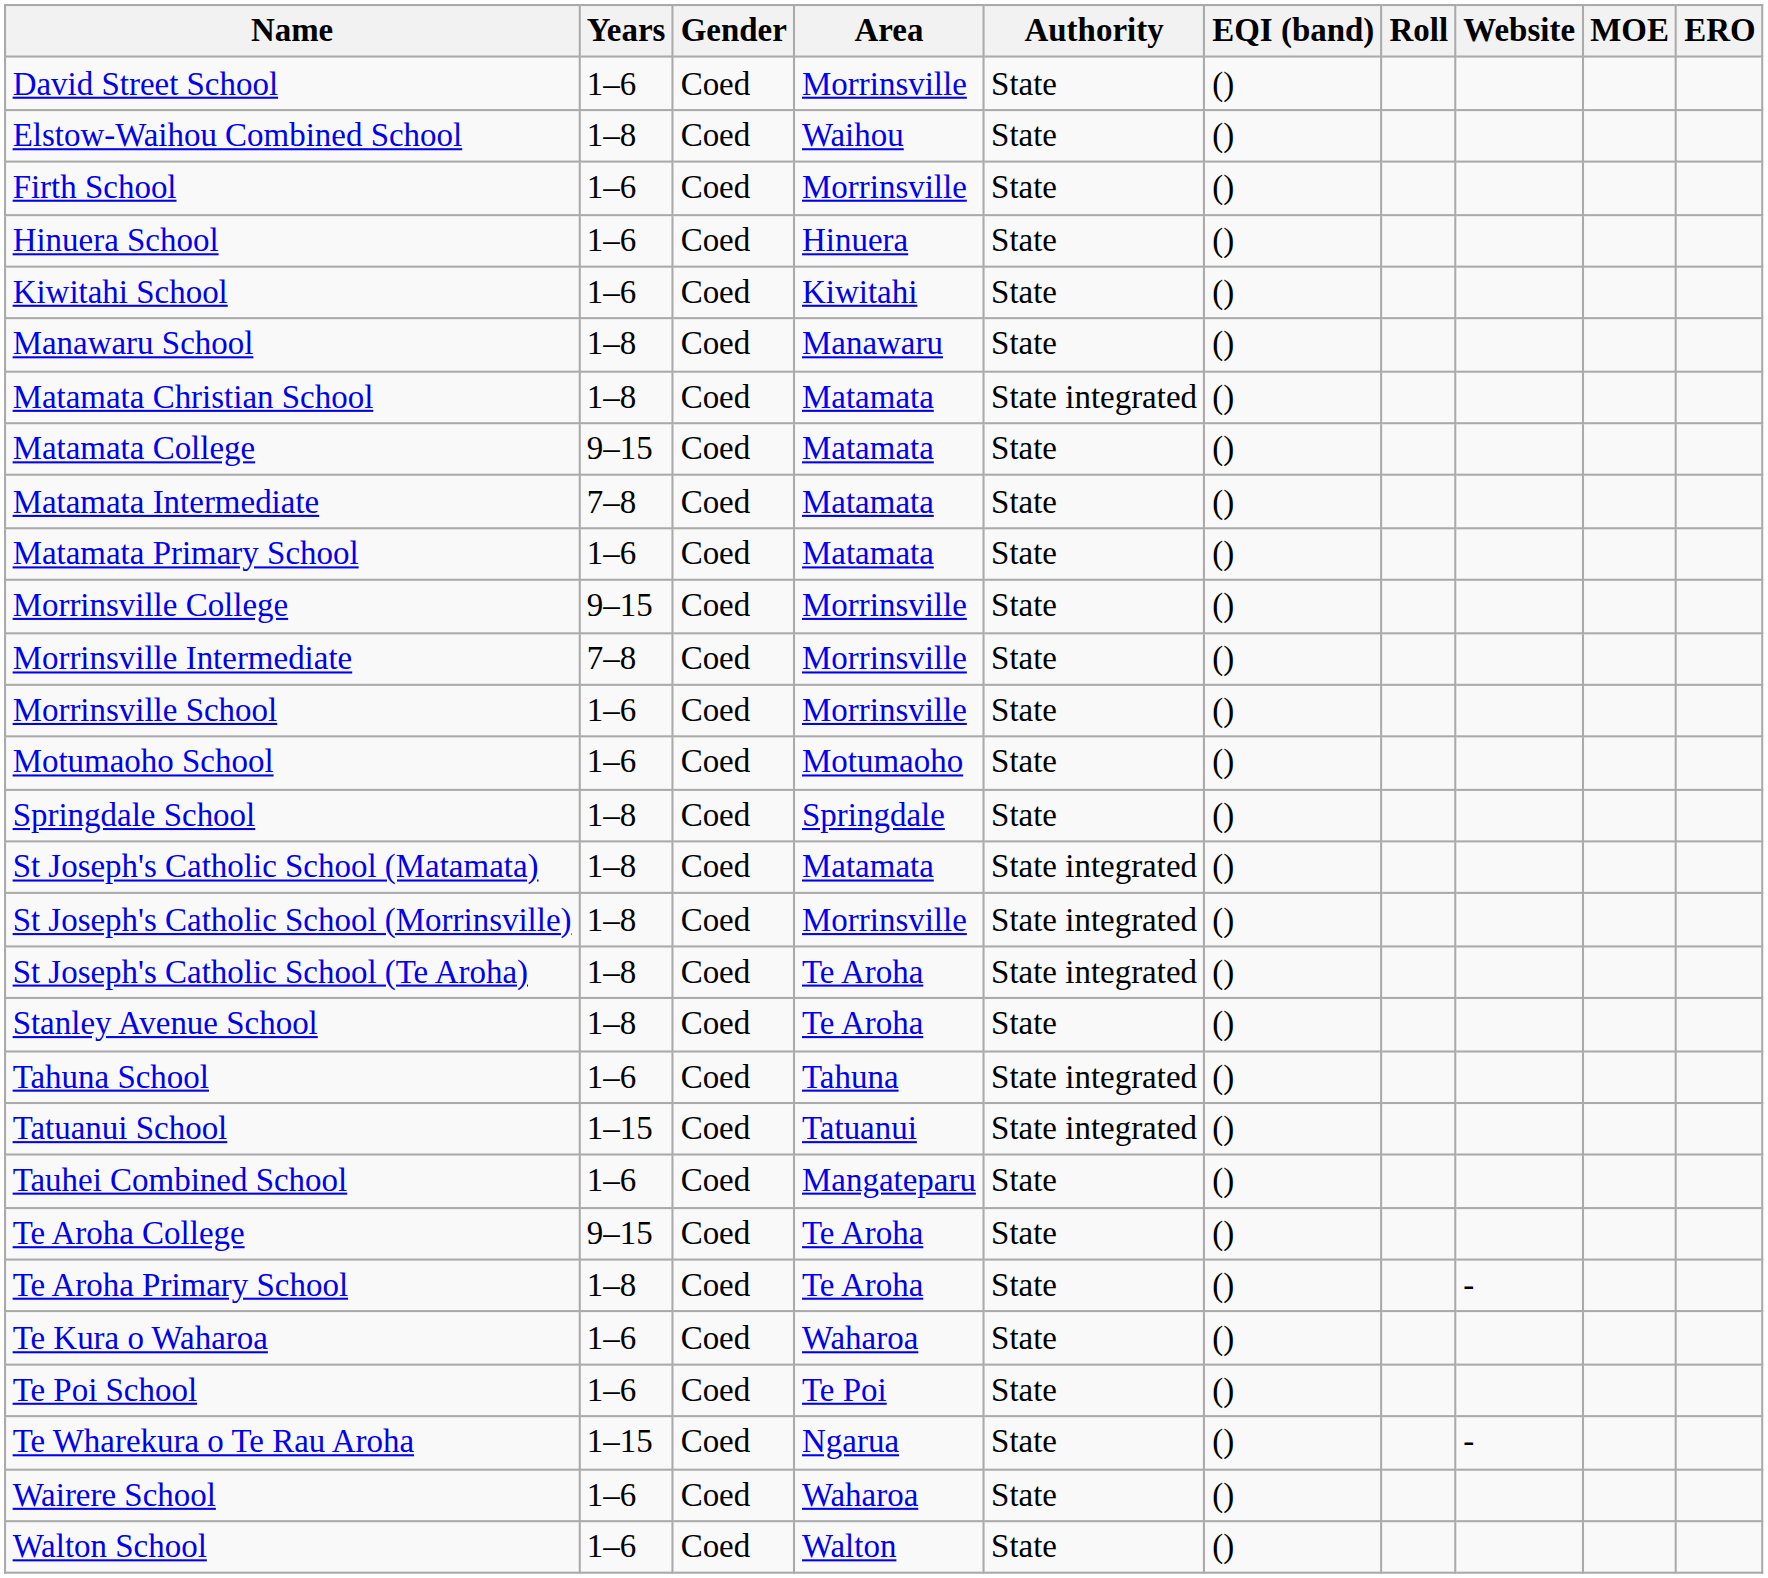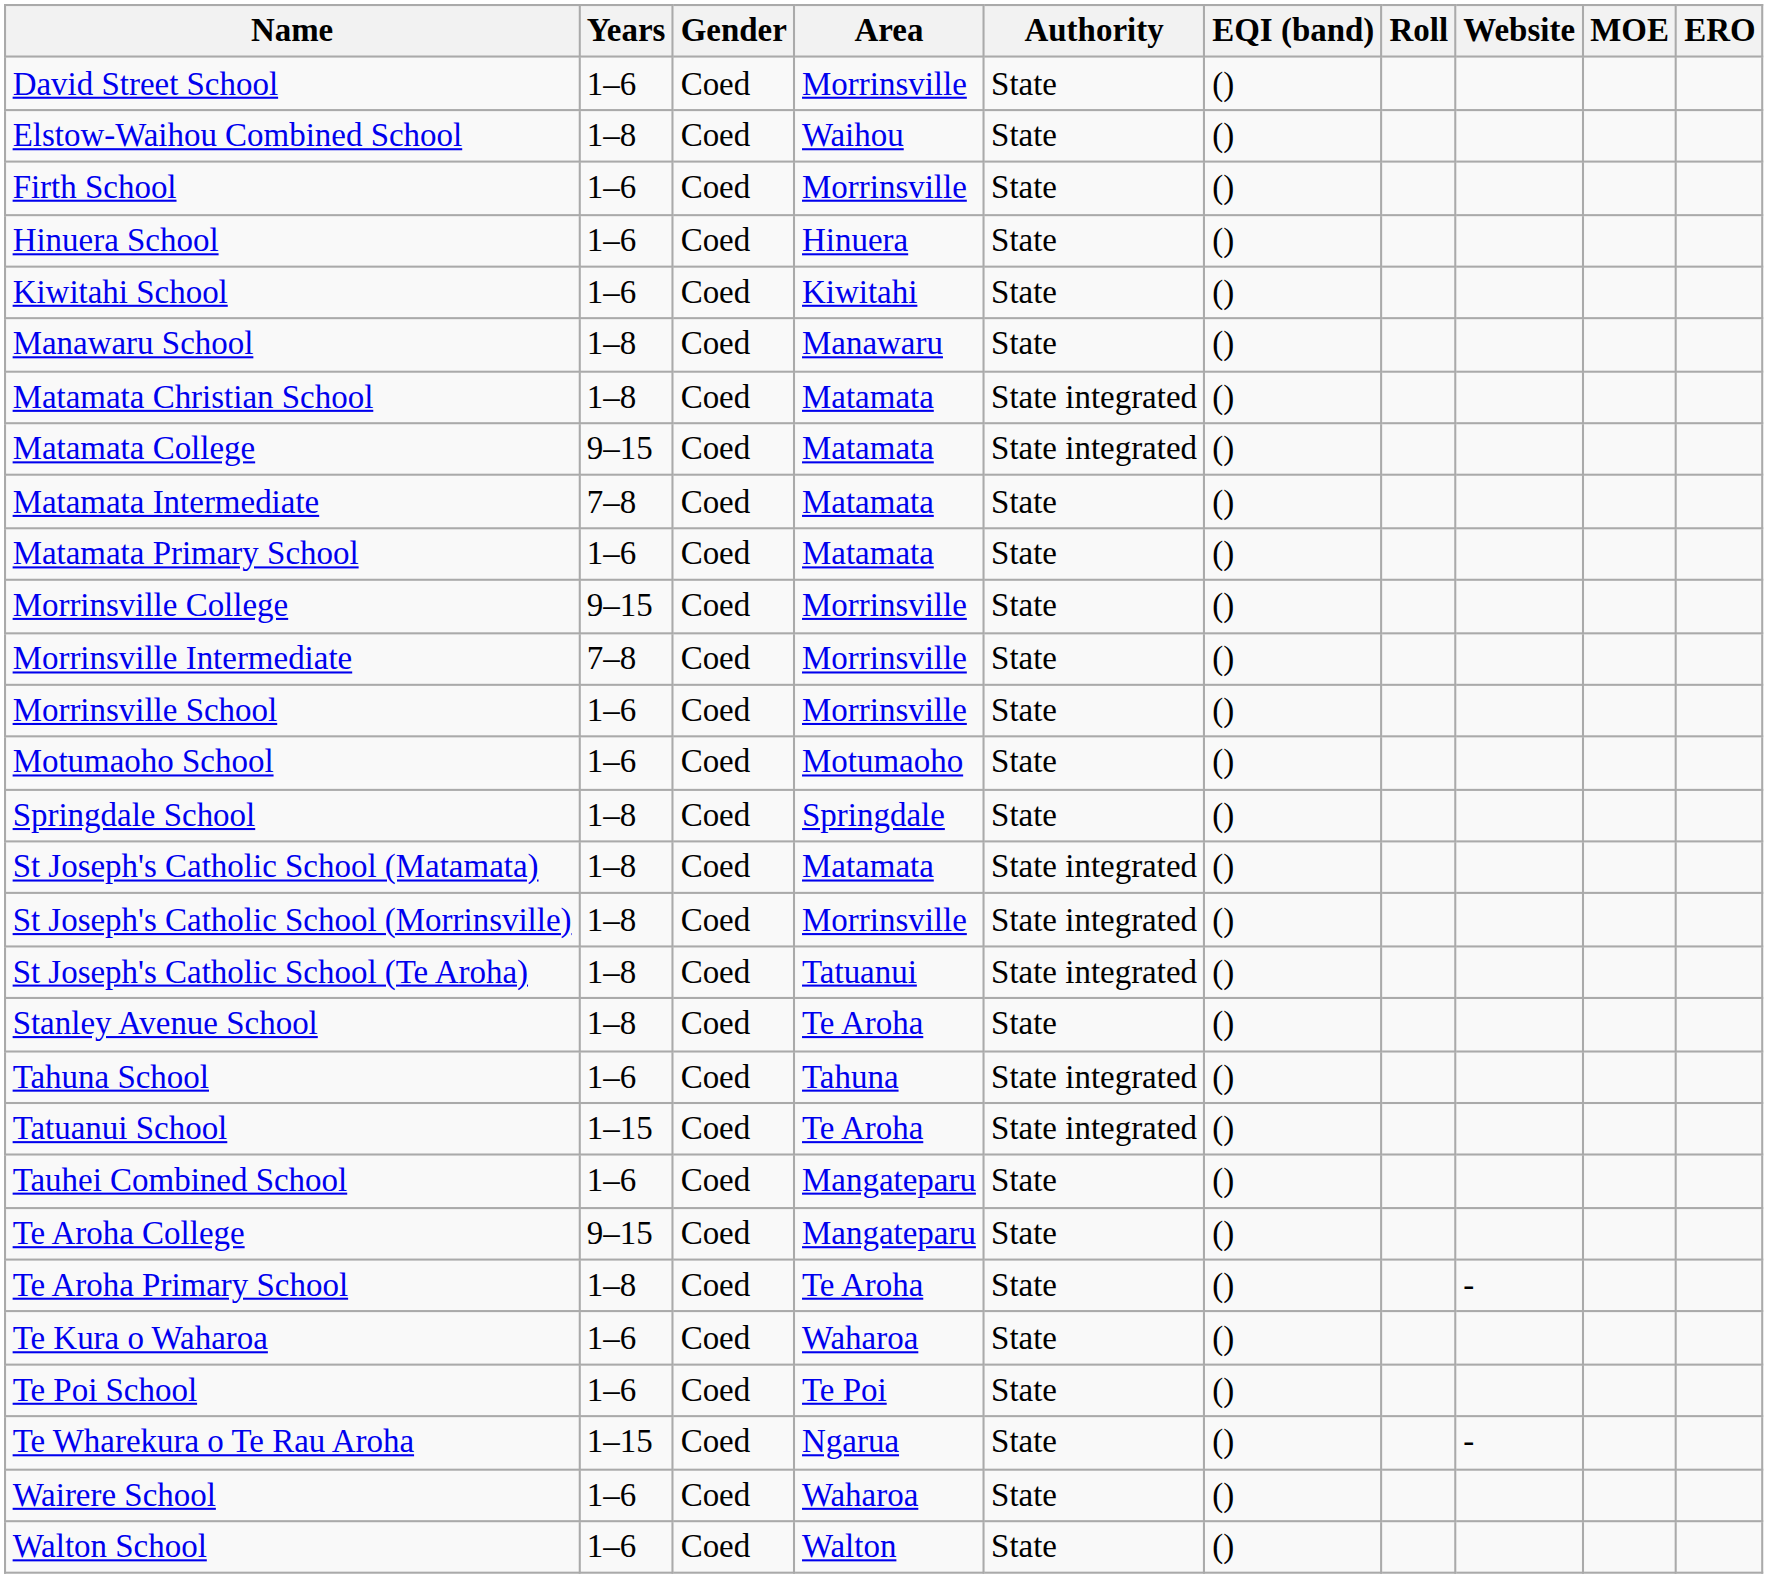(1024, 448) State -> (1094, 448) State integrated
(863, 971) Te Aroha -> (859, 971) Tatuanui
(859, 1128) Tatuanui -> (863, 1128) Te Aroha
(863, 1232) Te Aroha -> (889, 1232) Mangateparu
